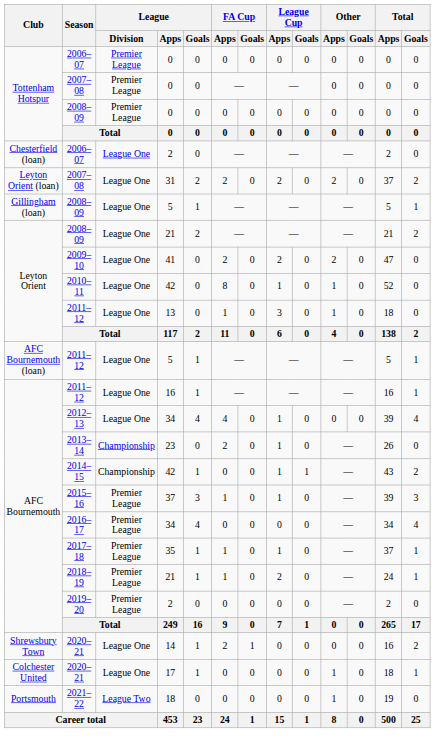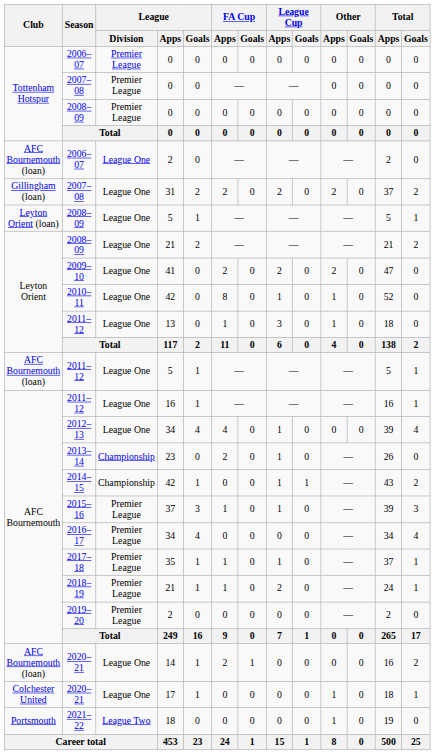(33, 154) Chesterfield (loan) -> (33, 160) AFC Bournemouth (loan)
(33, 180) Leyton Orient (loan) -> (33, 191) Gillingham (loan)
(33, 207) Gillingham (loan) -> (33, 218) Leyton Orient (loan)
(33, 646) Shrewsbury Town -> (33, 662) AFC Bournemouth (loan)
